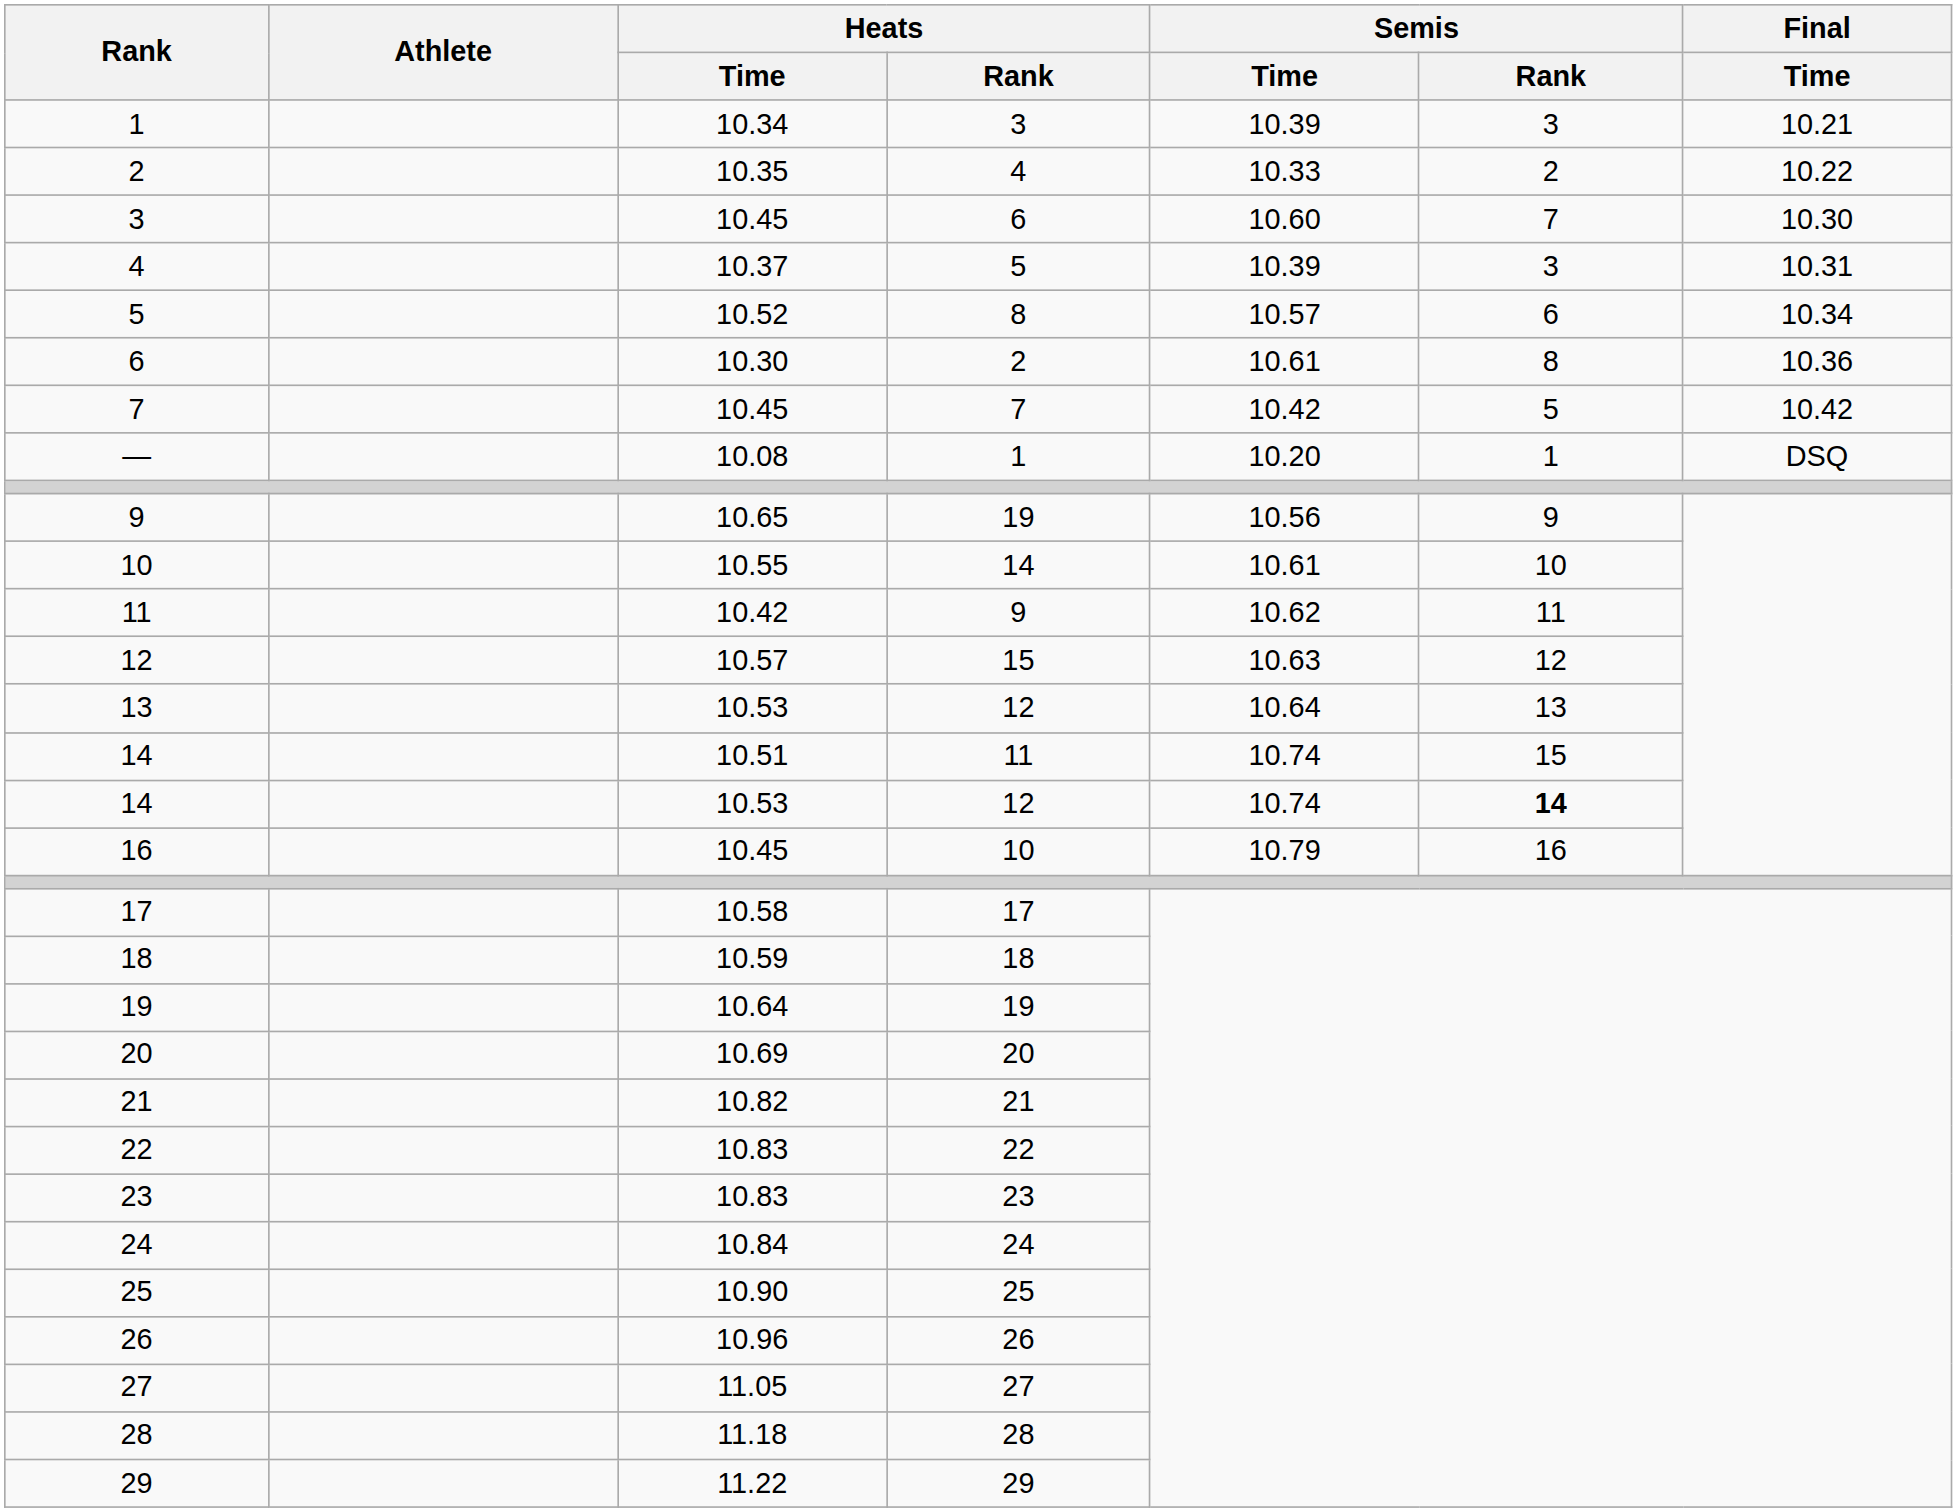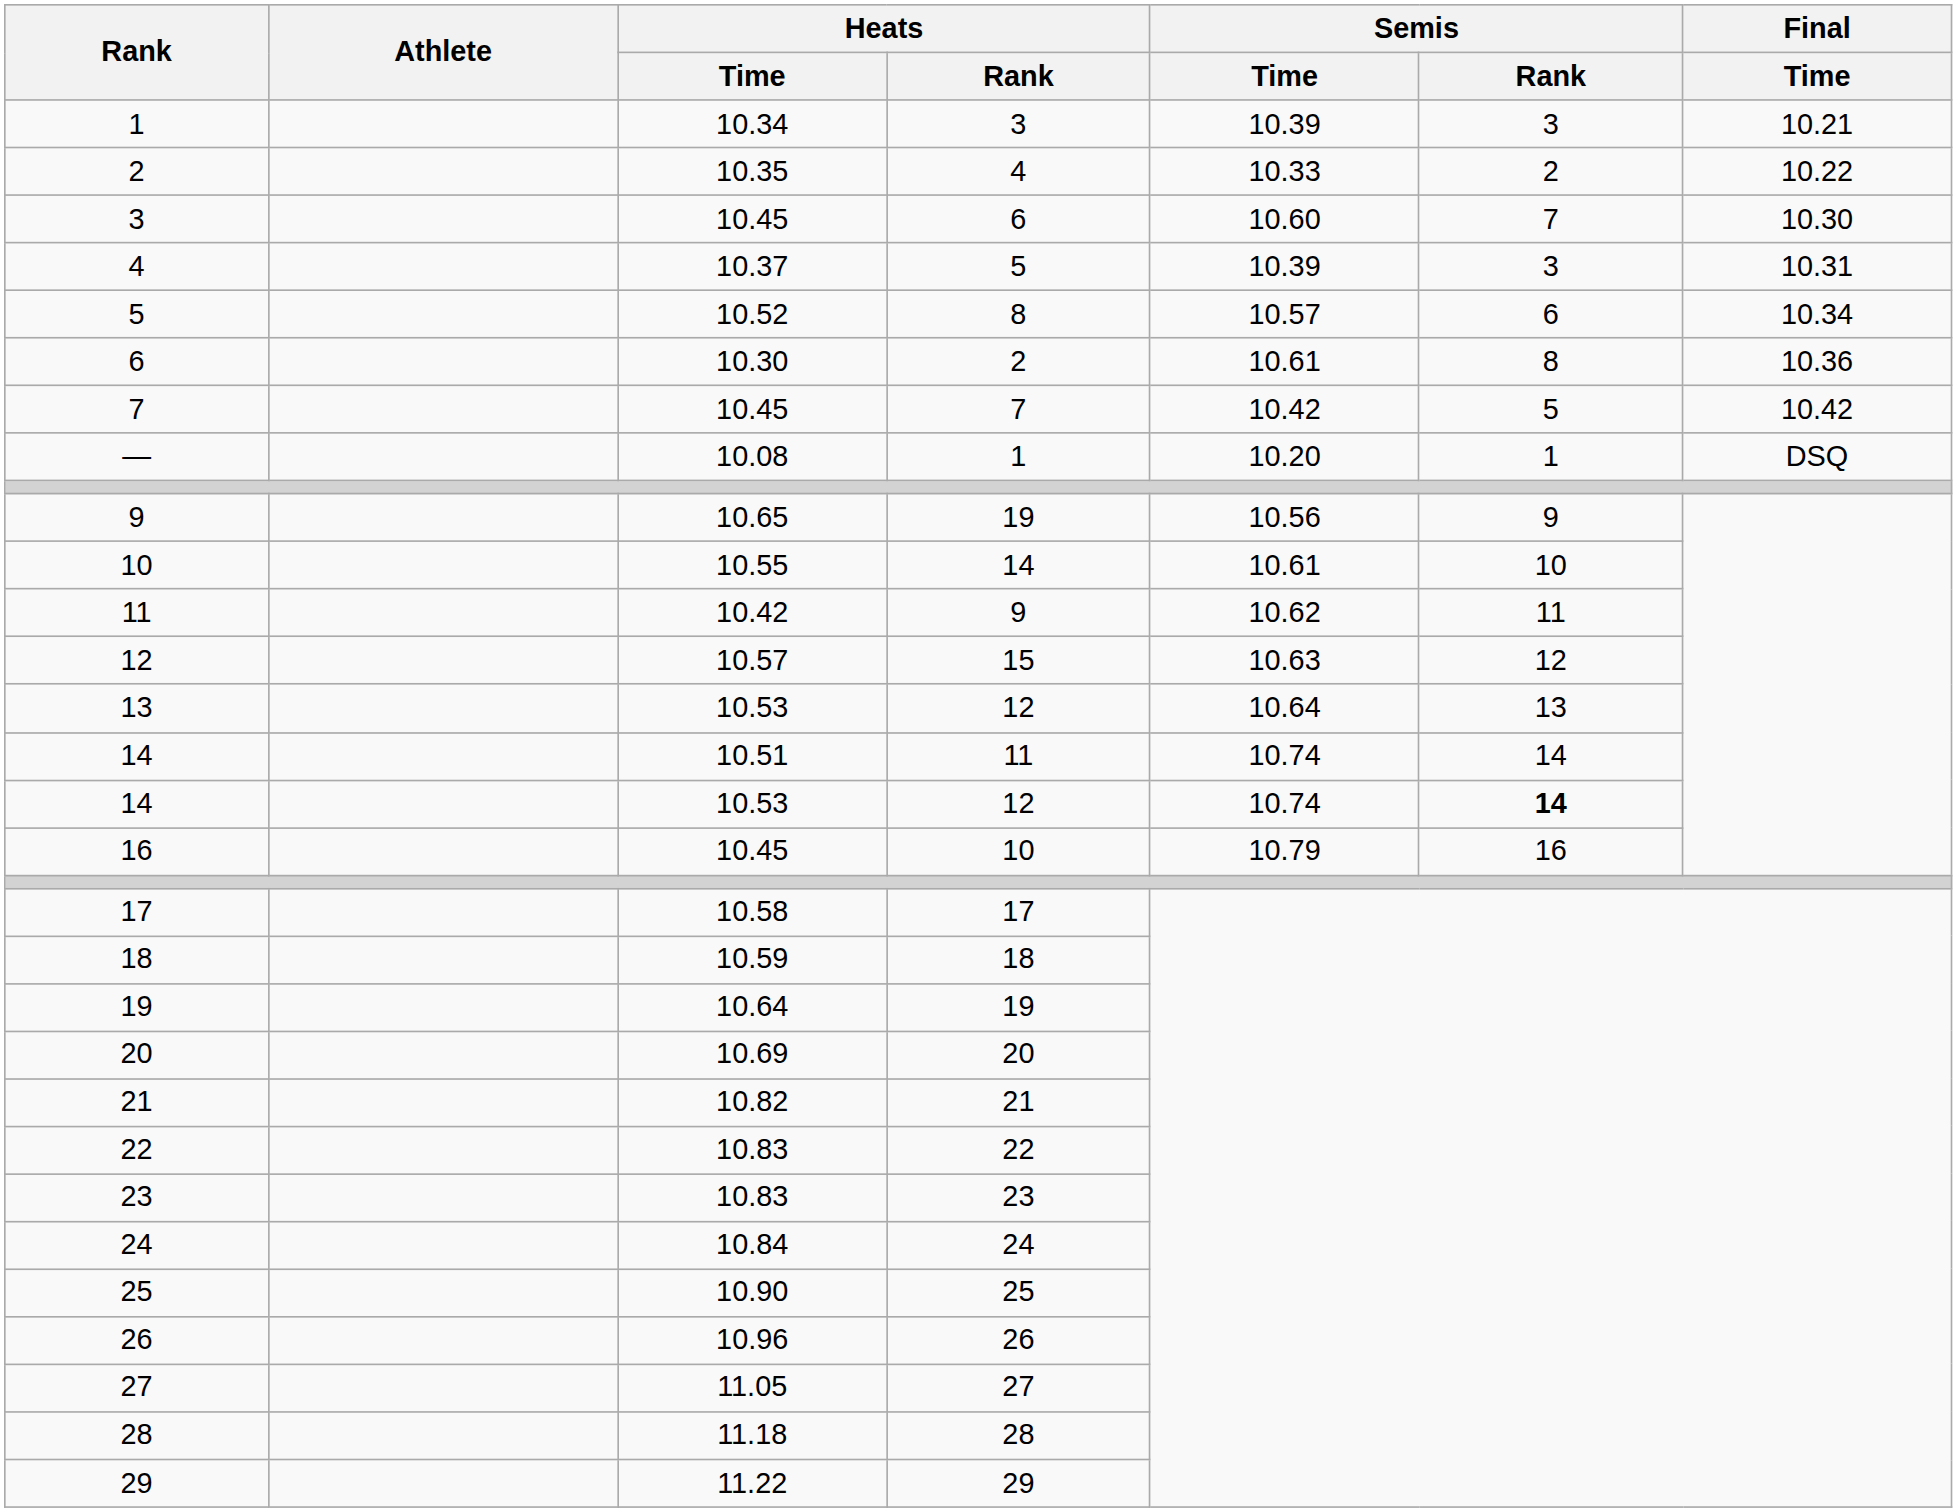(1551, 755) 15 -> (1551, 755) 14
